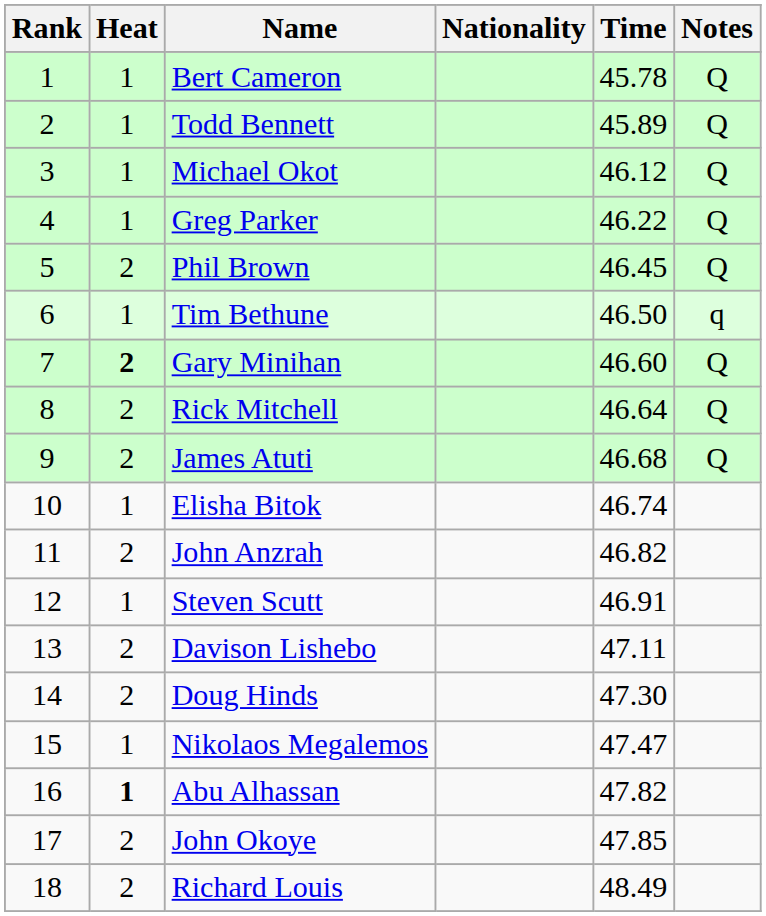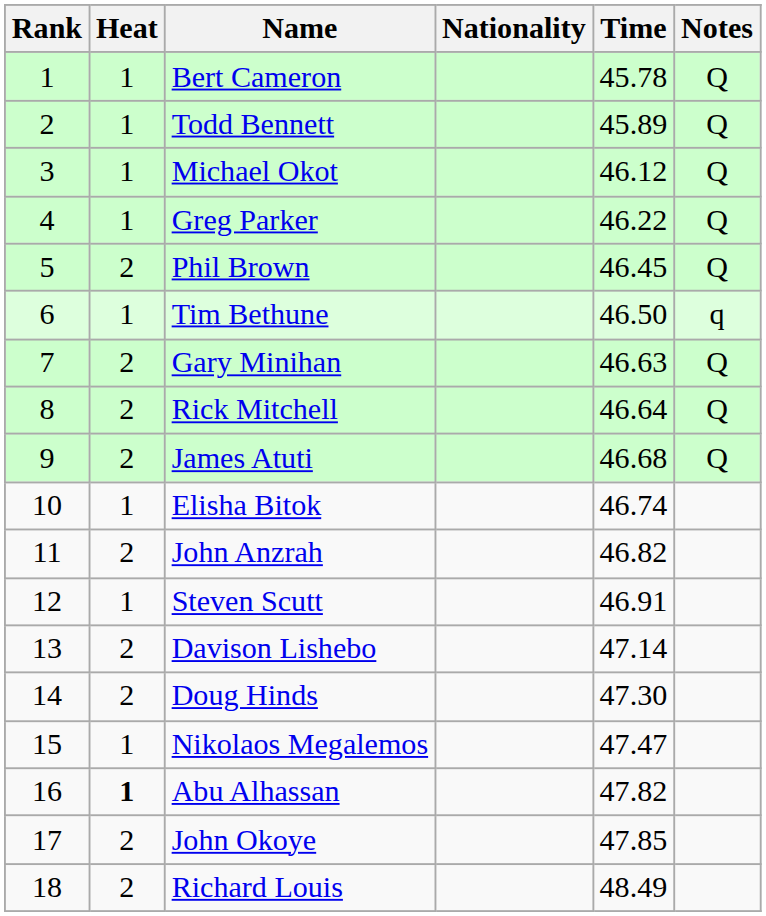(127, 362) bold -> (127, 362) normal
(633, 362) 46.60 -> (633, 362) 46.63
(633, 648) 47.11 -> (633, 648) 47.14
